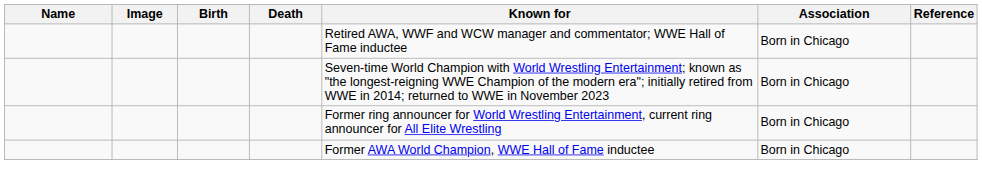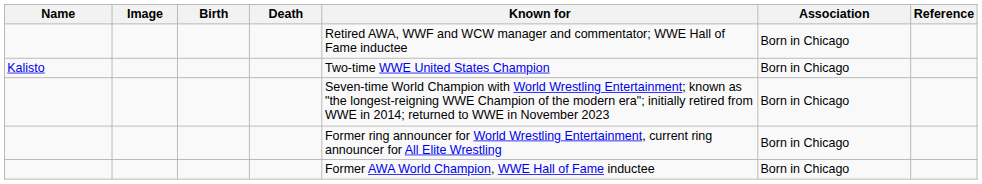+ row: (26, 68)
